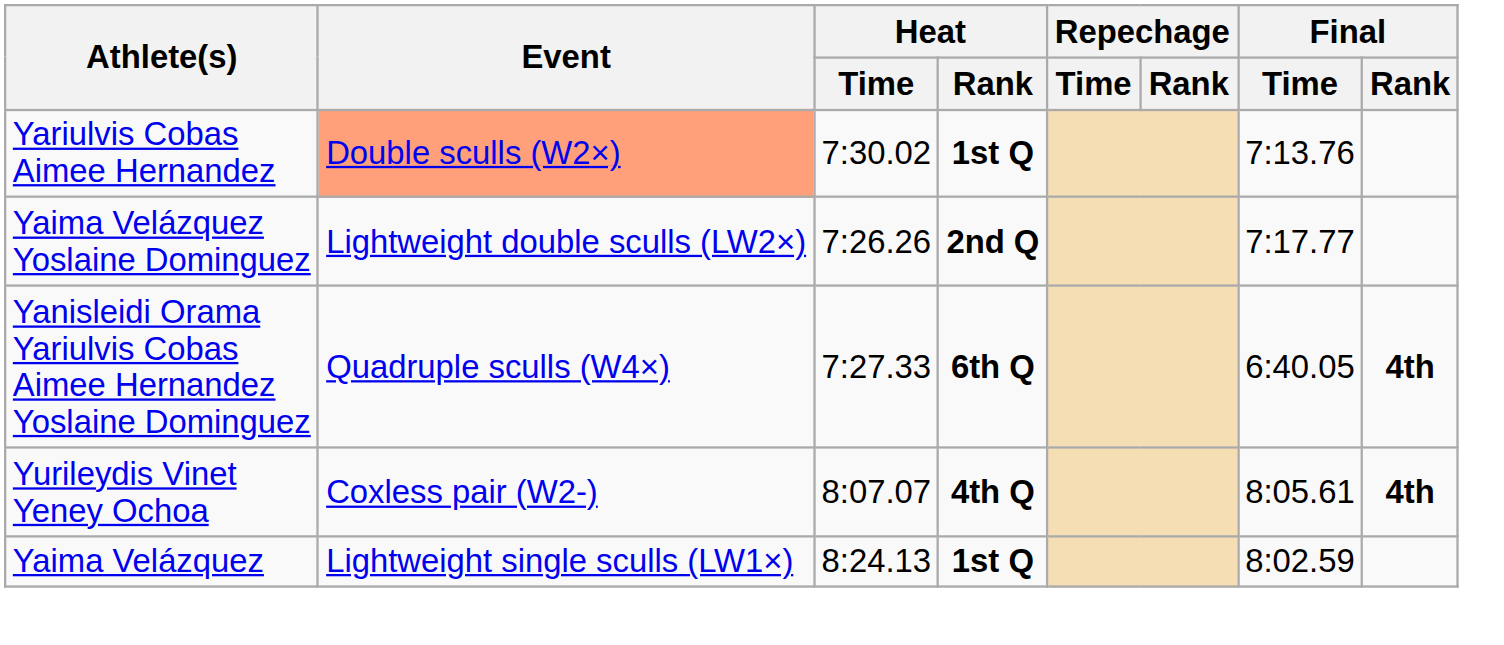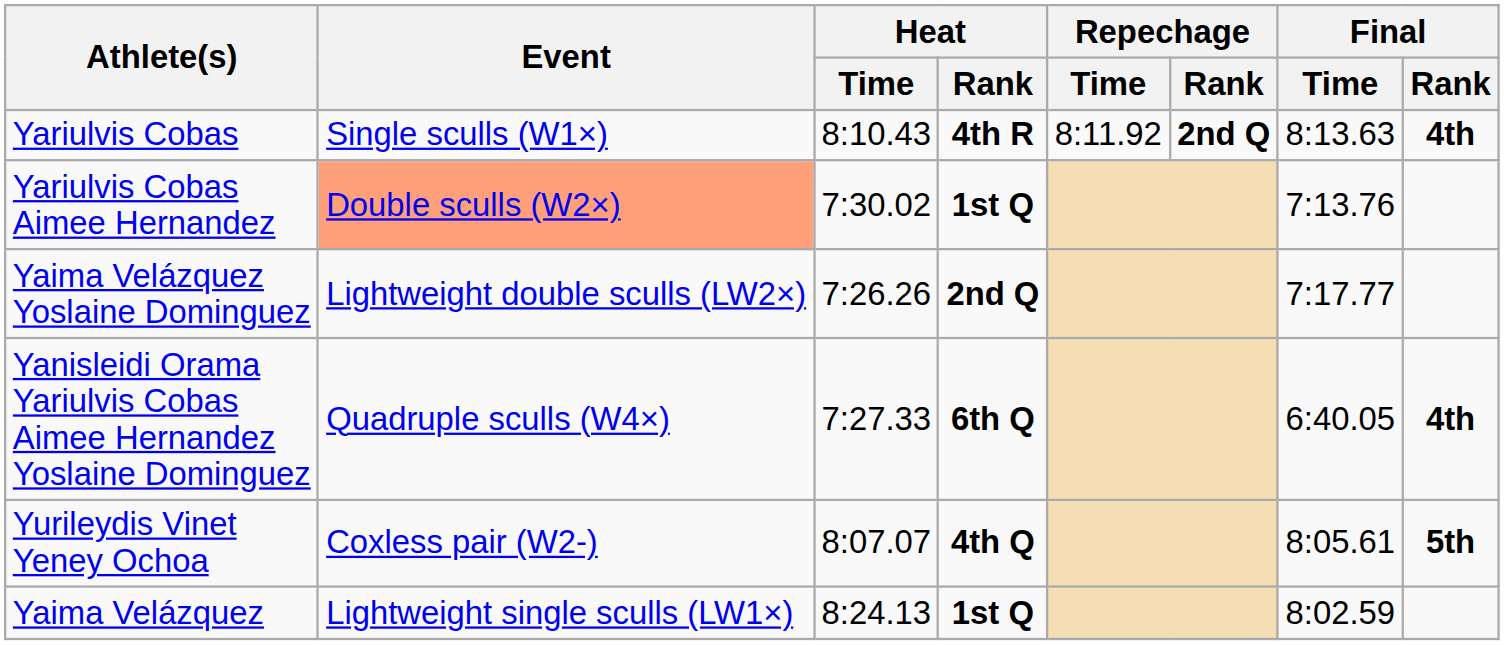+ row: (126, 135)
(1410, 491) 4th -> (1451, 543) 5th
